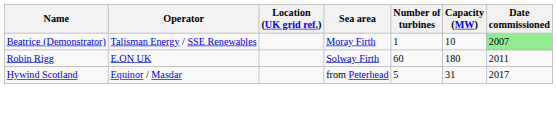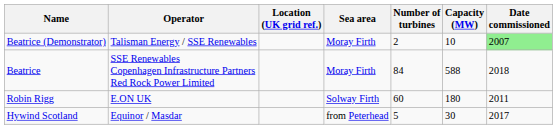(396, 41) 1 -> (396, 41) 2
+ row: (24, 70)
(450, 75) 31 -> (450, 116) 30
